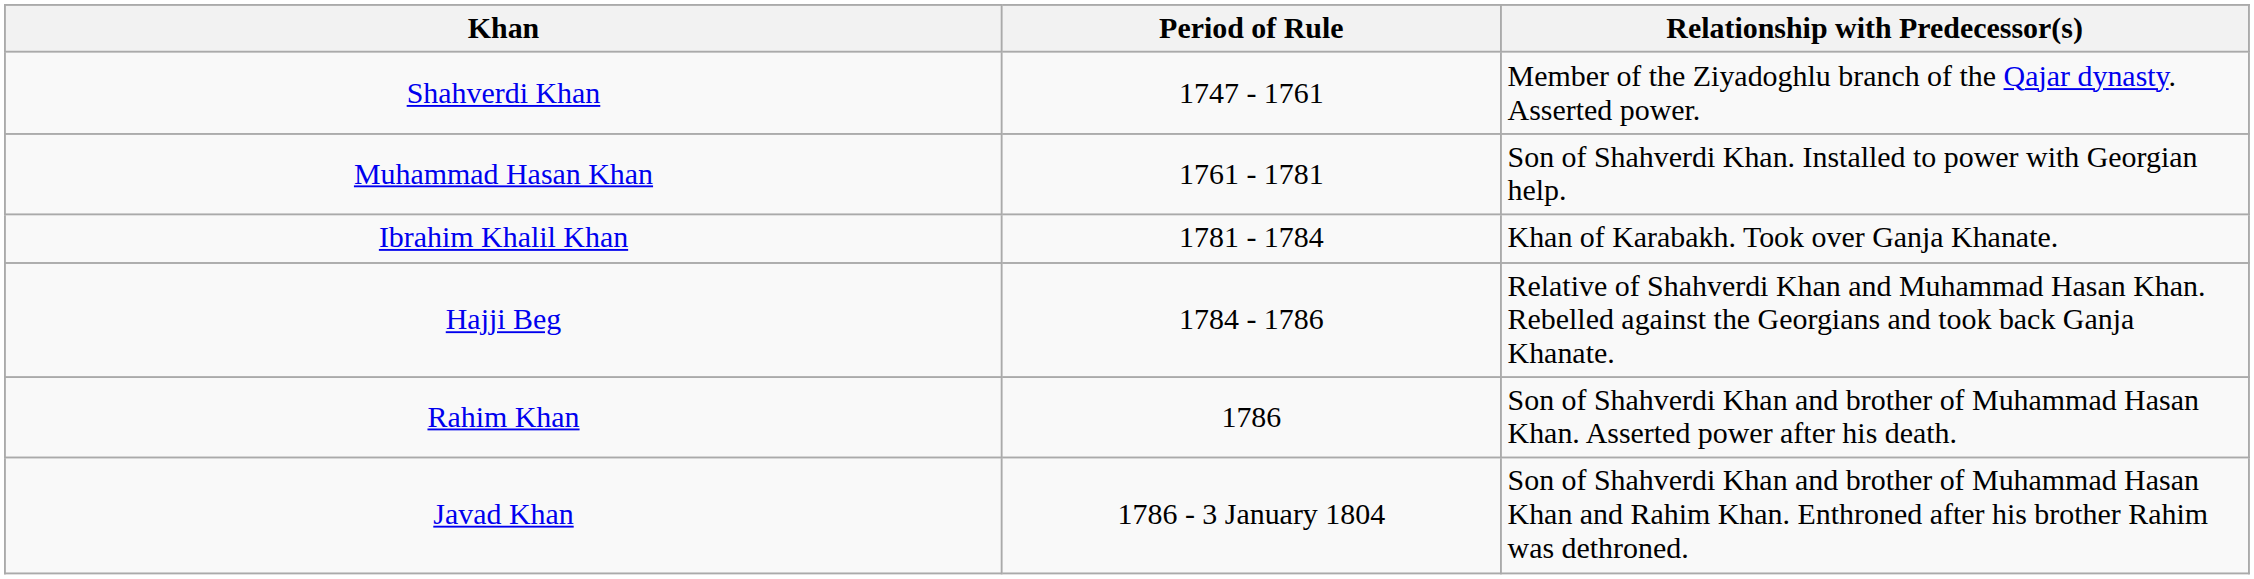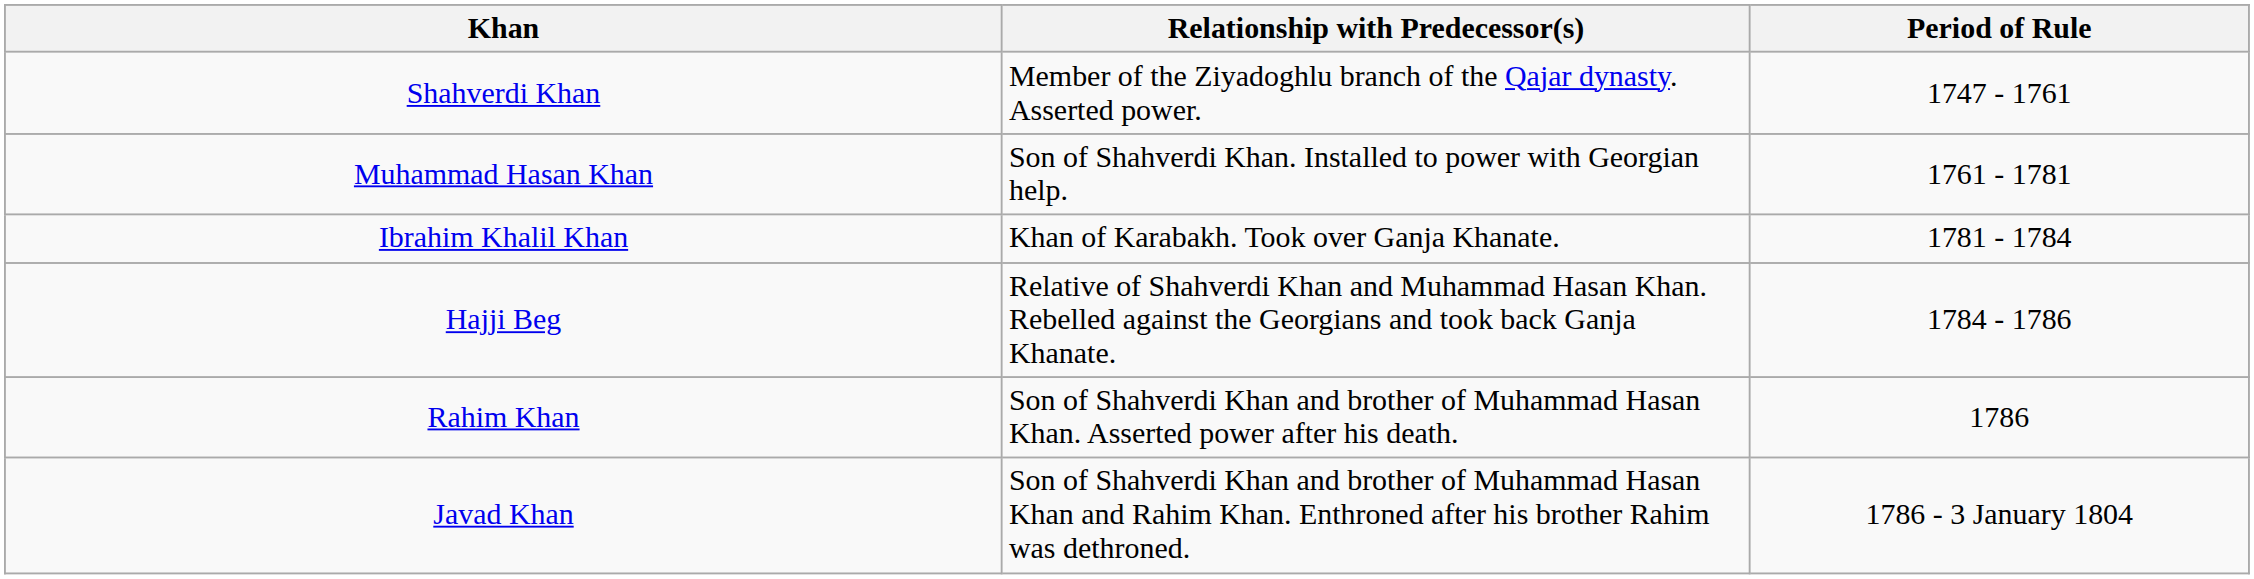columns swapped: (1251, 28) <-> (1875, 28)
